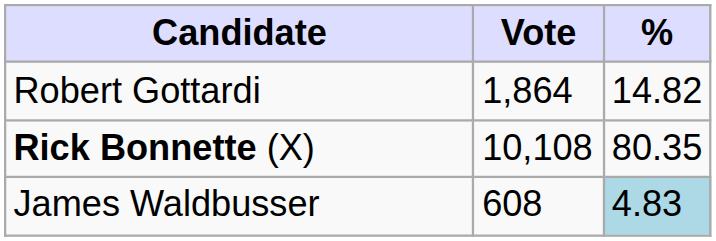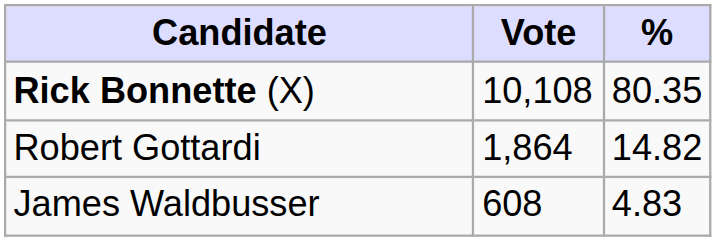rows swapped: (164, 147) <-> (137, 90)
(647, 205) lightblue background -> (647, 205) no background
